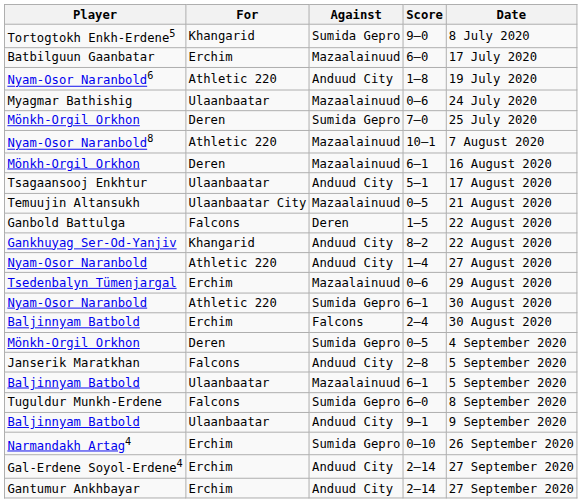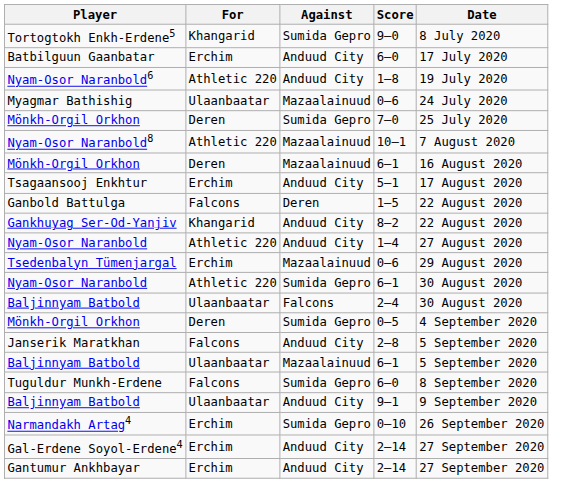(356, 57) Mazaalainuud -> (323, 57) Anduud City
(229, 183) Ulaanbaatar -> (211, 183) Erchim
- row: (74, 203)
(211, 323) Erchim -> (229, 303) Ulaanbaatar
